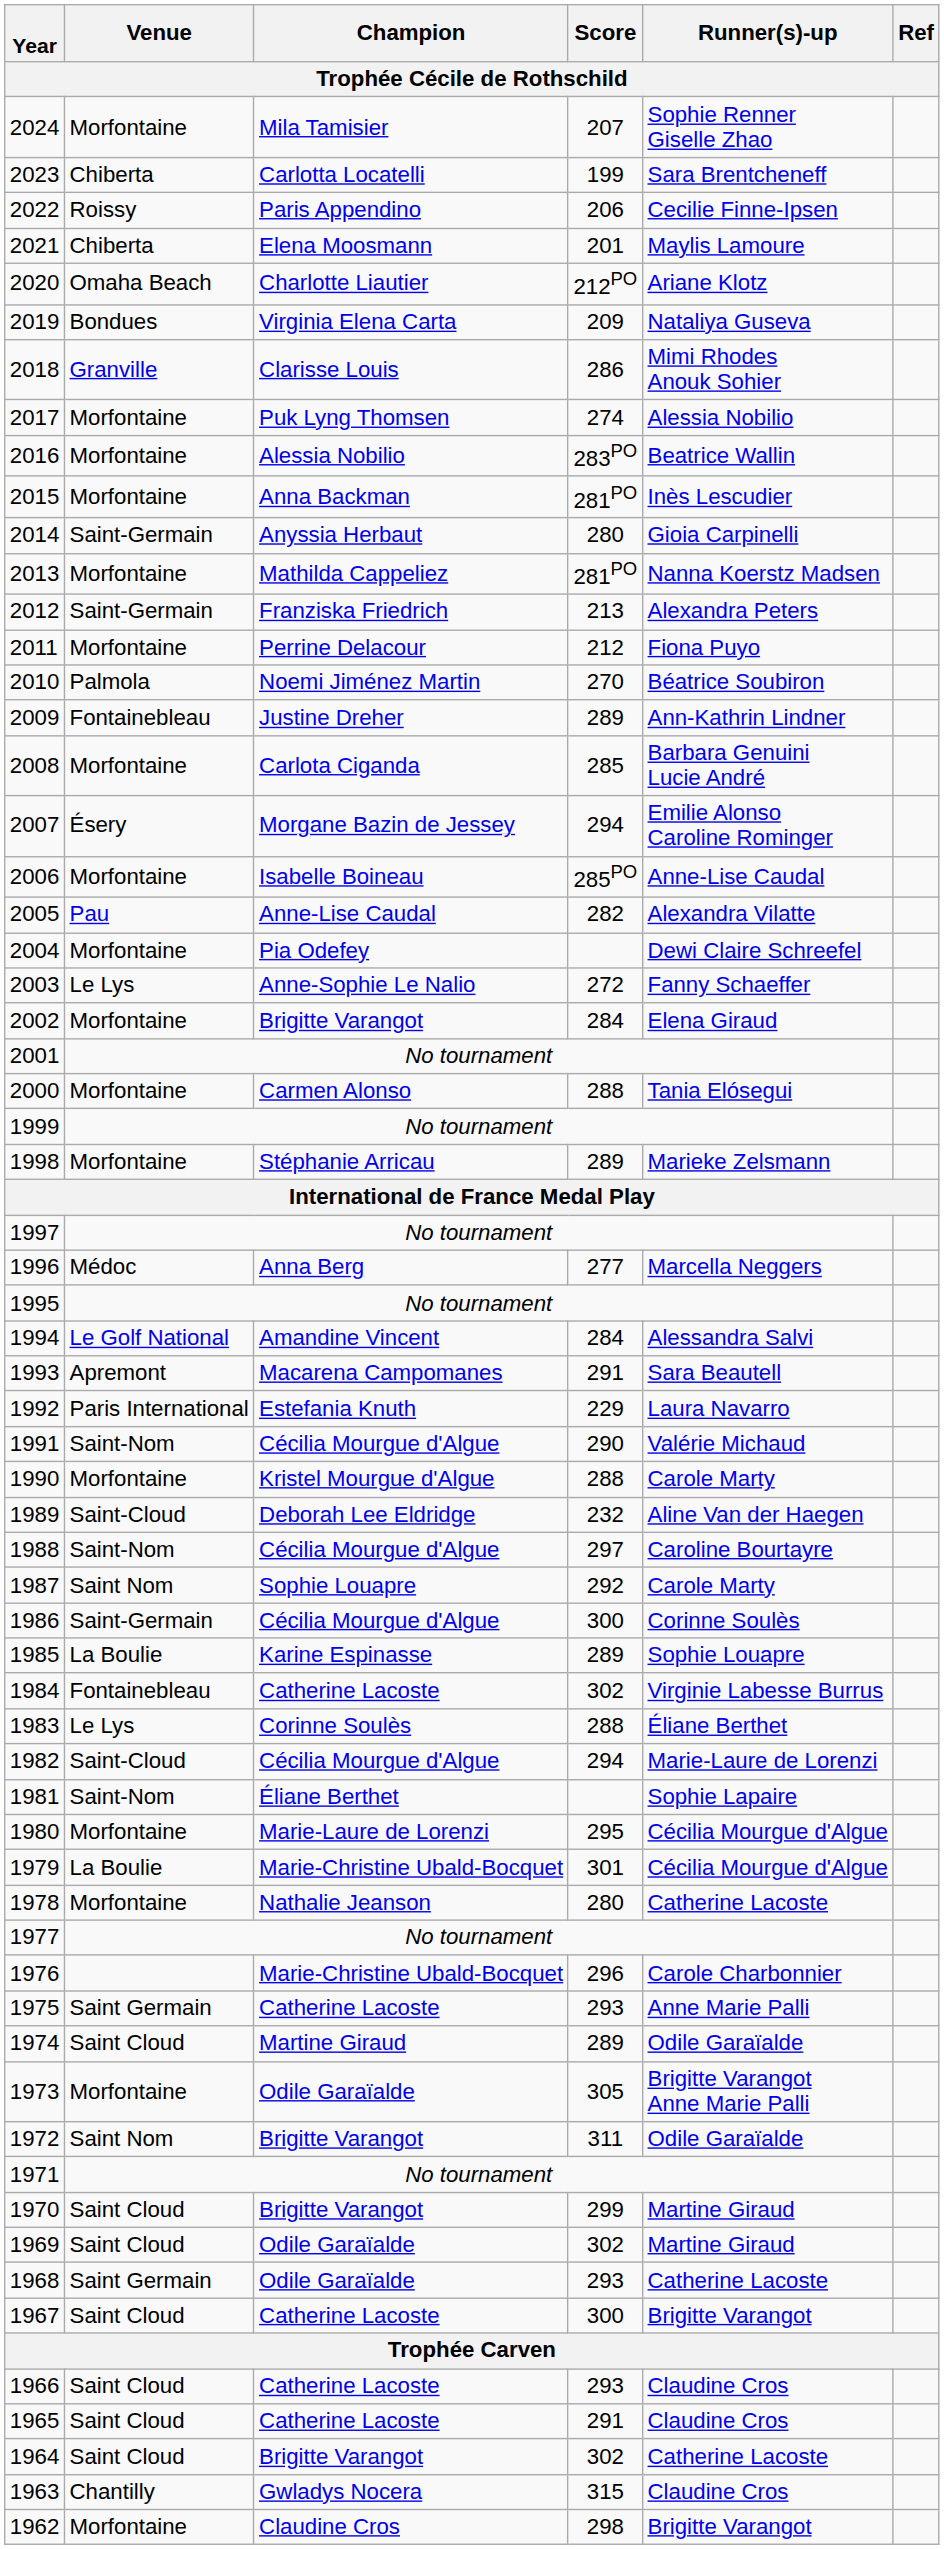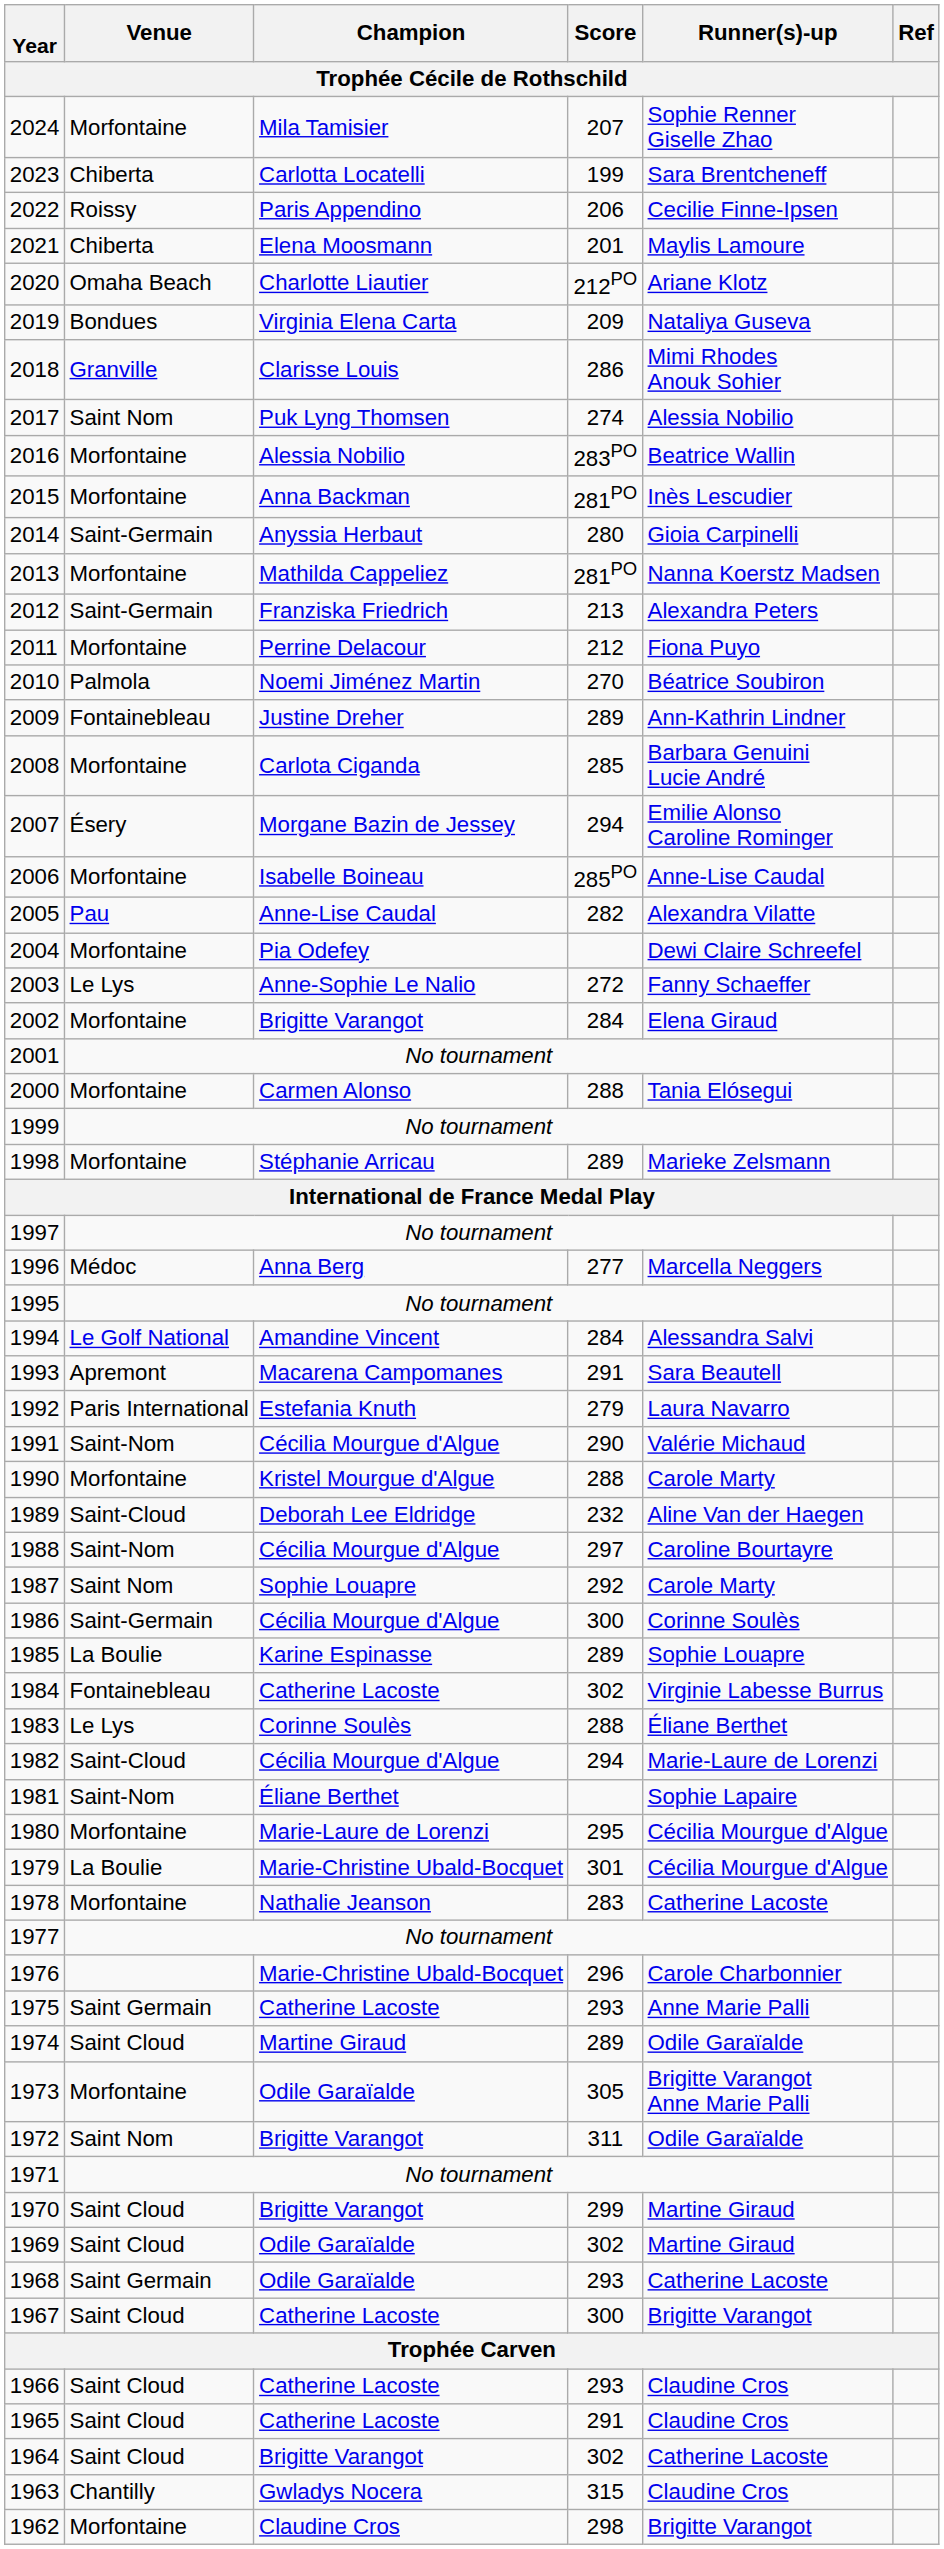(128, 417) Morfontaine -> (121, 417) Saint Nom
(605, 1408) 229 -> (605, 1408) 279
(605, 1902) 280 -> (605, 1902) 283
